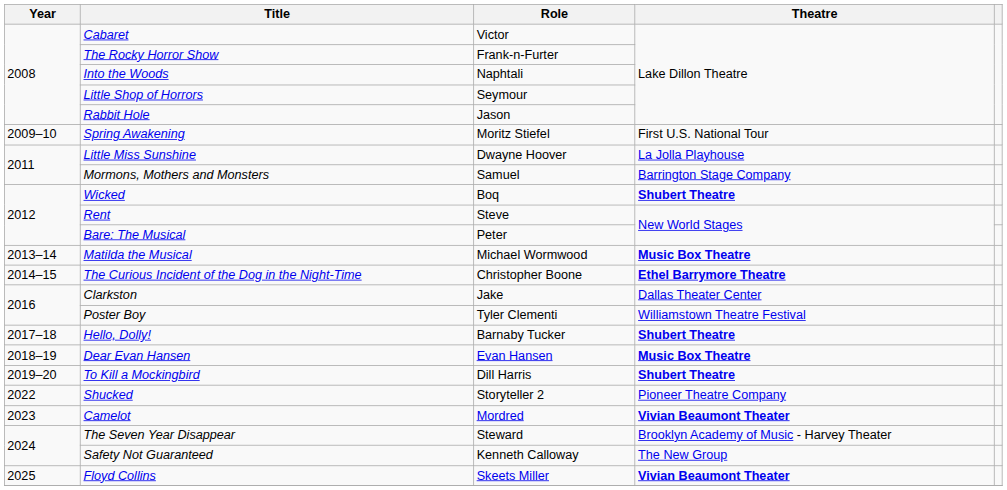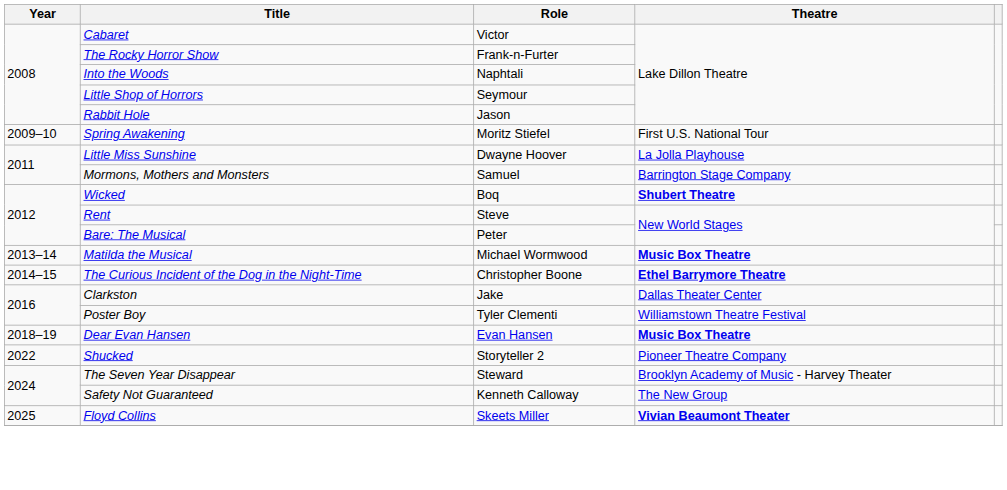- row: (117, 335)
- row: (142, 375)
- row: (107, 415)
